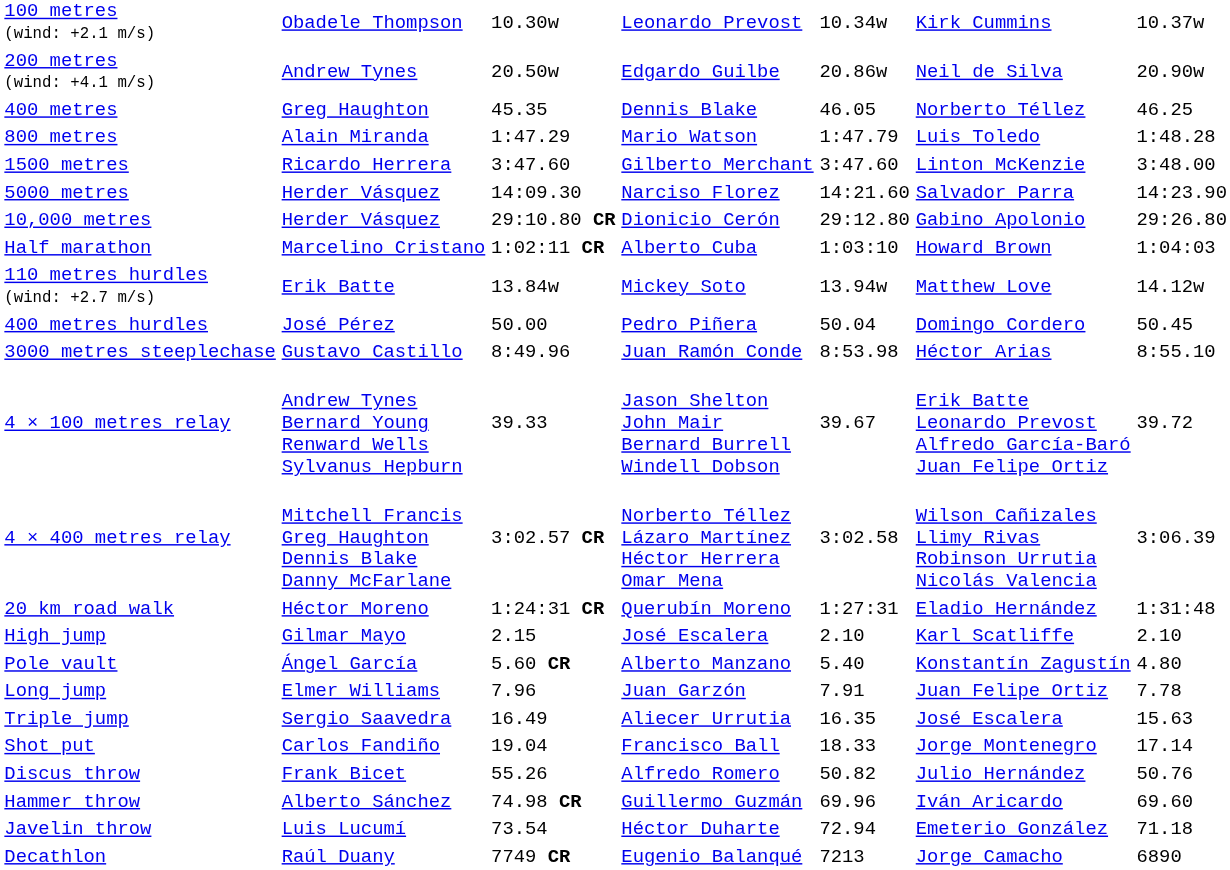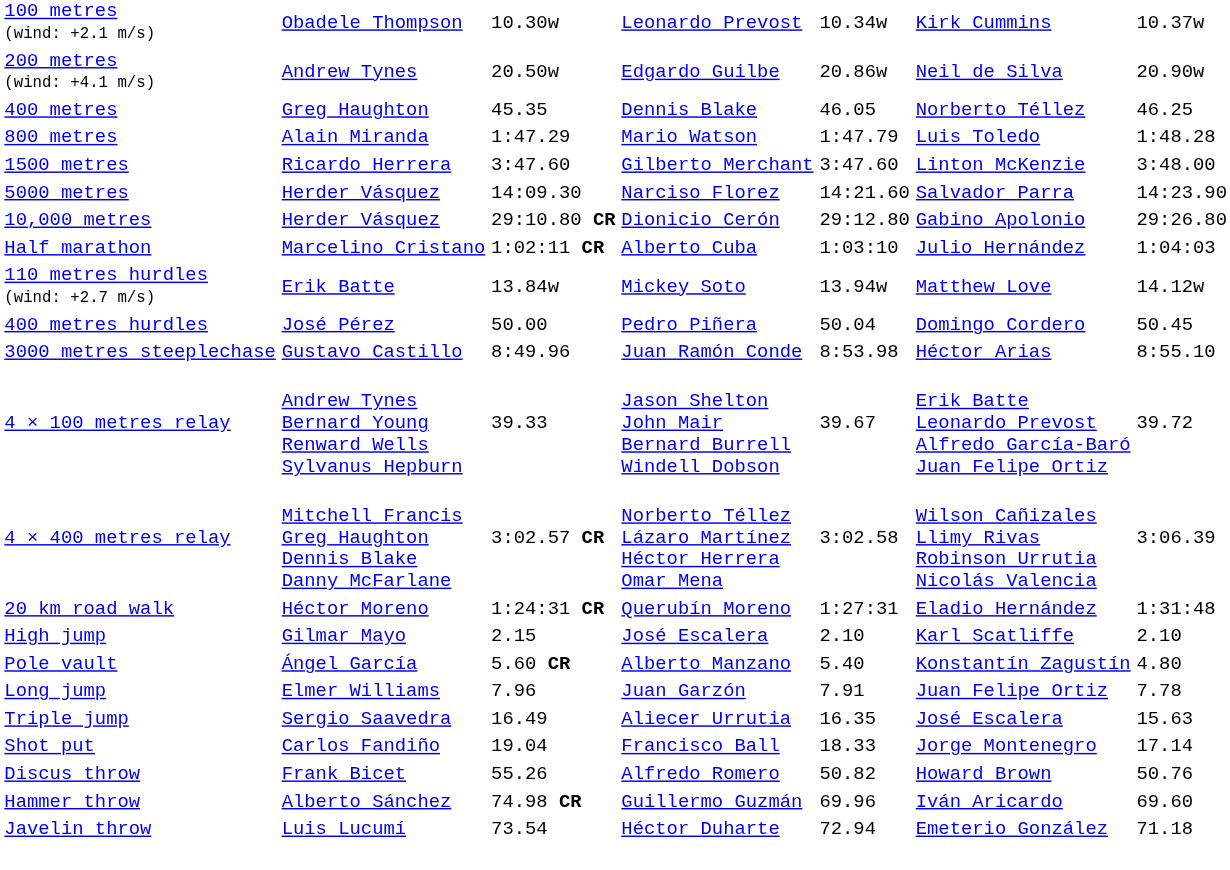(984, 248) Howard Brown -> (1001, 248) Julio Hernández
(1001, 774) Julio Hernández -> (984, 774) Howard Brown
- row: (55, 857)
